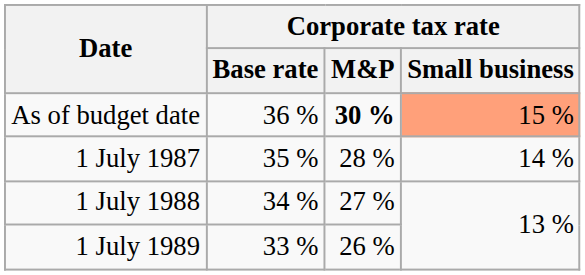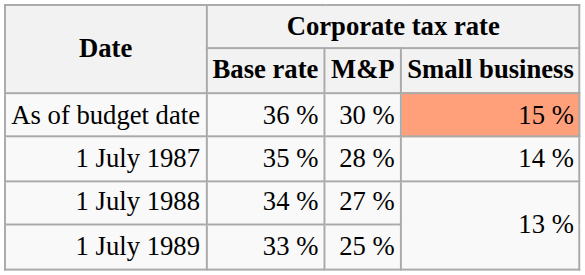(365, 114) bold -> (367, 114) normal
(367, 245) 26 % -> (367, 245) 25 %
